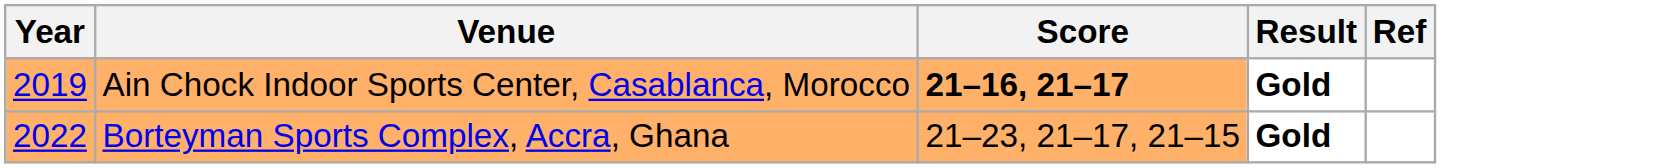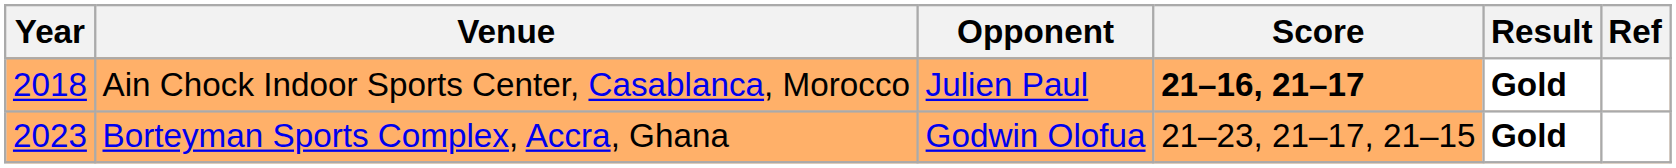+ column: (1036, 32)
(50, 84) 2019 -> (50, 84) 2018
(50, 137) 2022 -> (50, 137) 2023
